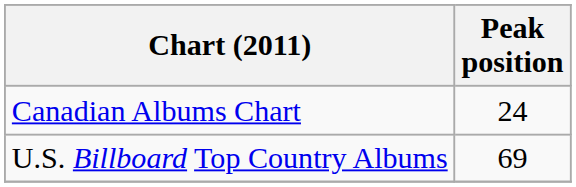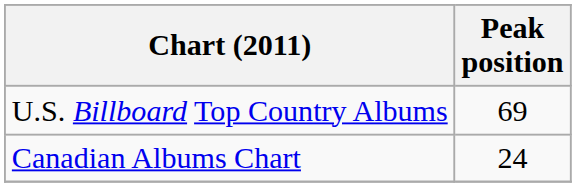rows swapped: (156, 109) <-> (230, 157)
